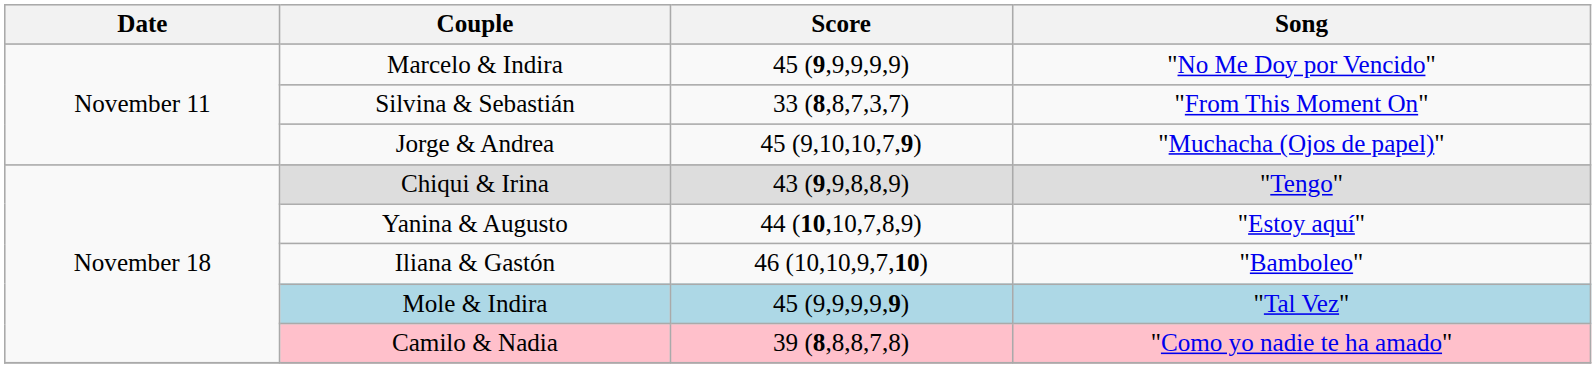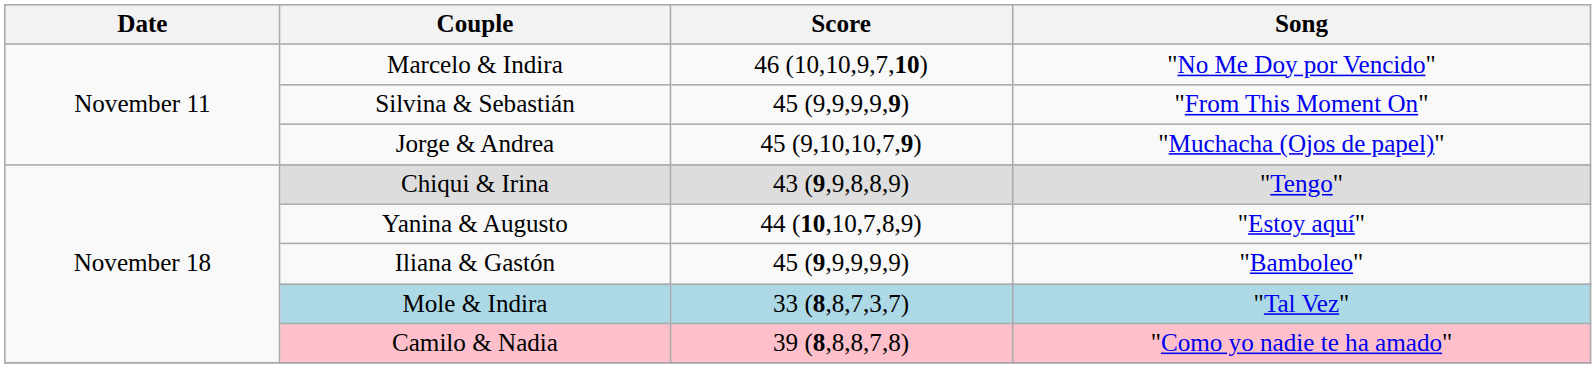(841, 64) 45 (9,9,9,9,9) -> (841, 64) 46 (10,10,9,7,10)
(841, 104) 33 (8,8,7,3,7) -> (841, 104) 45 (9,9,9,9,9)
(841, 263) 46 (10,10,9,7,10) -> (841, 263) 45 (9,9,9,9,9)
(841, 303) 45 (9,9,9,9,9) -> (841, 303) 33 (8,8,7,3,7)
